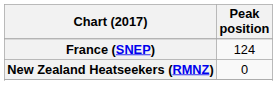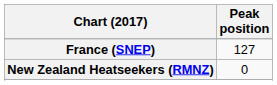(244, 49) 124 -> (244, 49) 127
